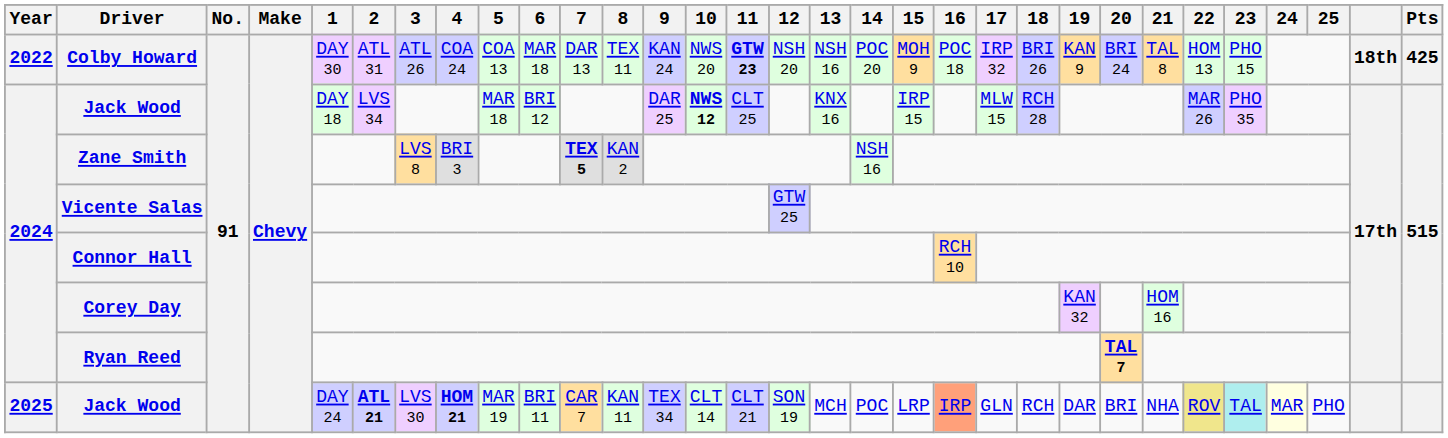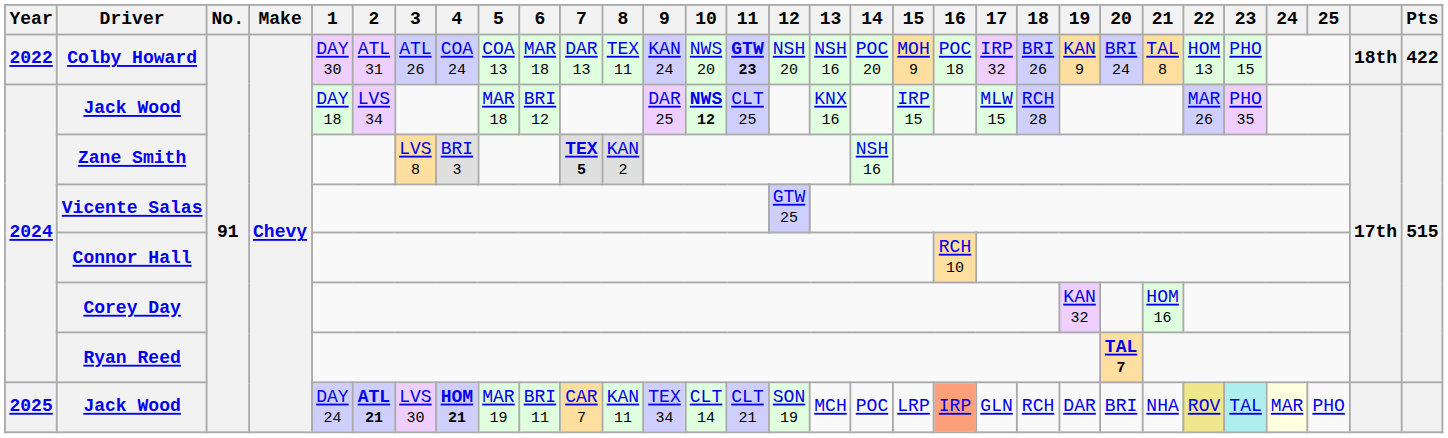(1422, 59) 425 -> (1422, 59) 422
